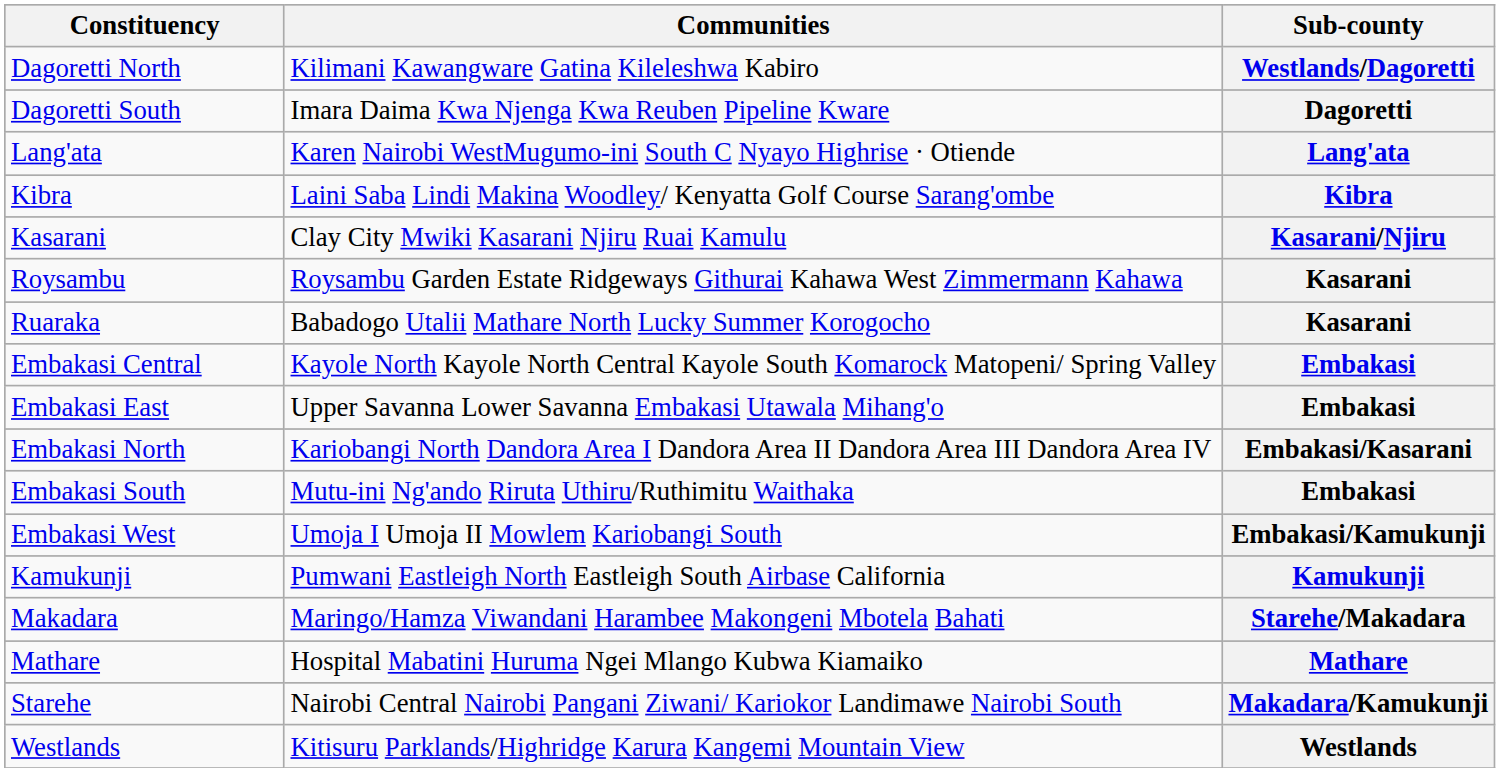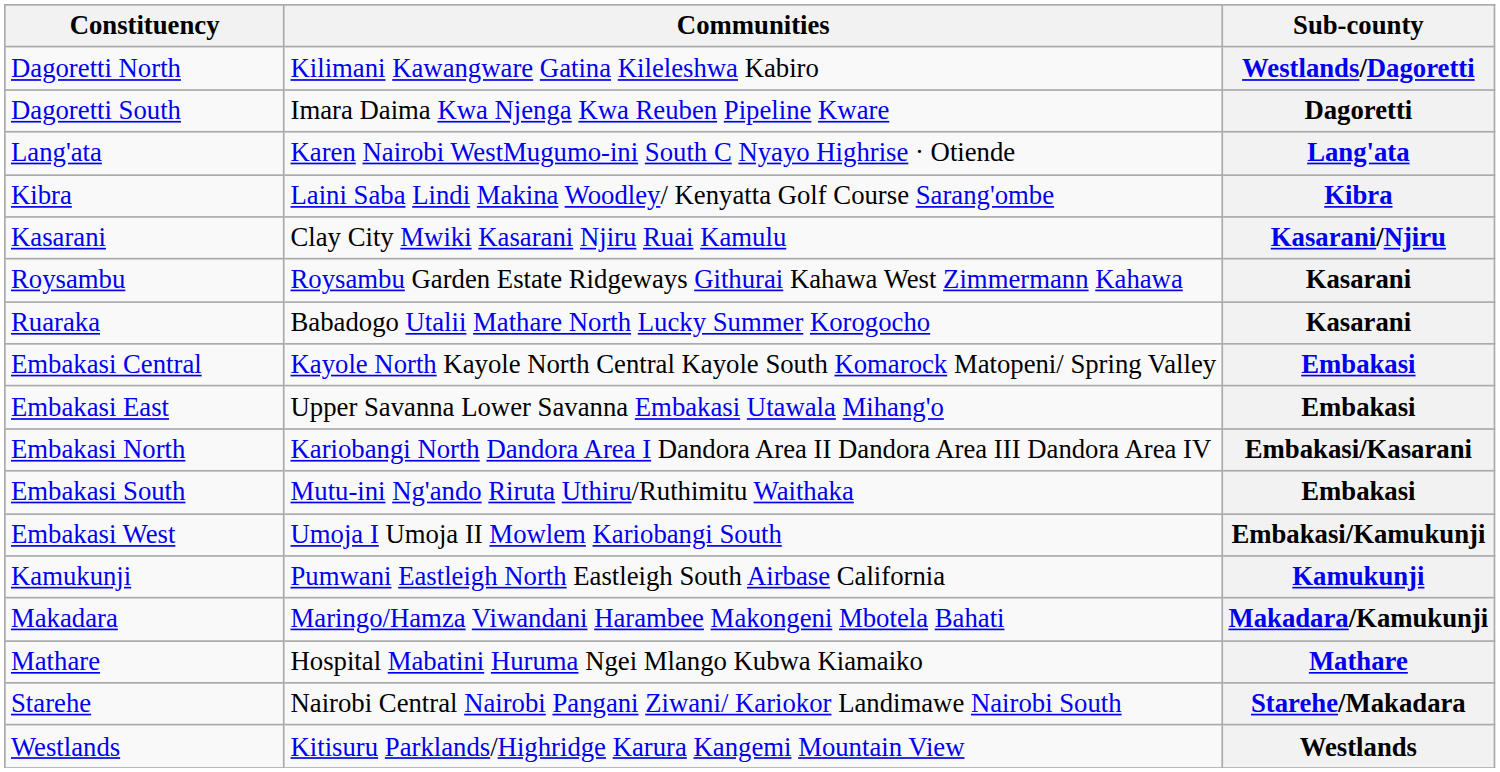(1358, 618) Starehe/Makadara -> (1358, 618) Makadara/Kamukunji
(1358, 703) Makadara/Kamukunji -> (1358, 703) Starehe/Makadara
